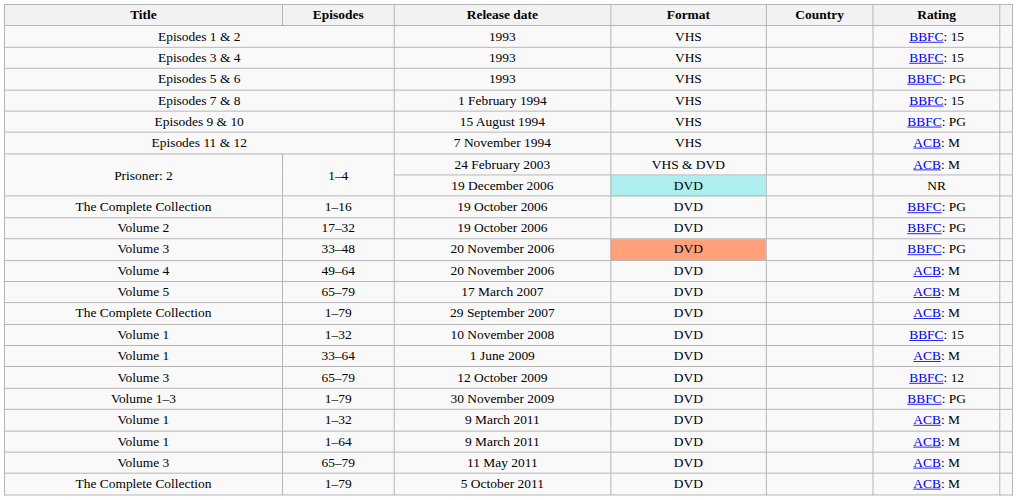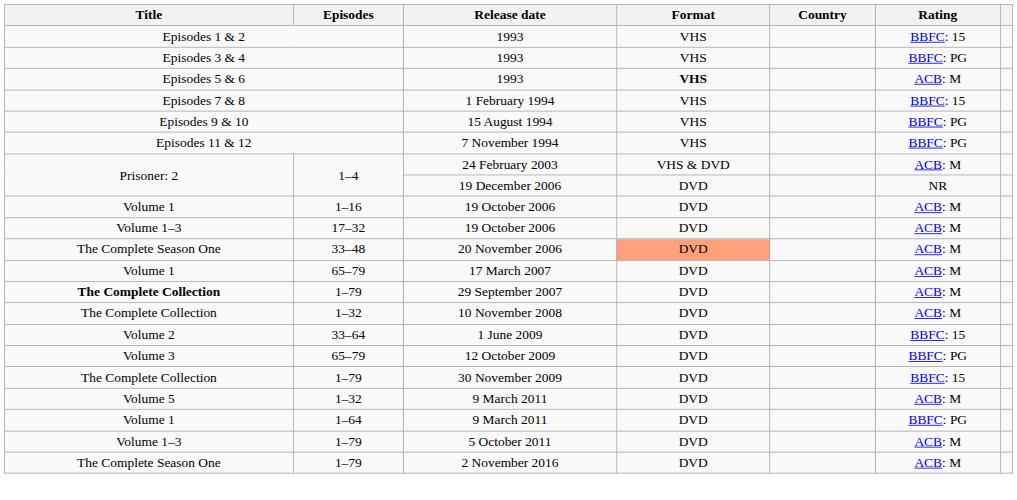(937, 57) BBFC: 15 -> (938, 57) BBFC: PG
(688, 79) normal -> (693, 79) bold
(937, 79) BBFC: PG -> (938, 79) ACB: M
(937, 143) ACB: M -> (938, 143) BBFC: PG
(688, 185) paleturquoise background -> (693, 185) no background
(143, 206) The Complete Collection -> (149, 206) Volume 1
(937, 206) BBFC: PG -> (938, 206) ACB: M
(143, 228) Volume 2 -> (149, 228) Volume 1–3
(937, 228) BBFC: PG -> (938, 228) ACB: M
(143, 249) Volume 3 -> (149, 249) The Complete Season One
(937, 249) BBFC: PG -> (938, 249) ACB: M
- row: (338, 270)
(143, 292) Volume 5 -> (149, 270) Volume 1
(143, 313) normal -> (149, 292) bold
(143, 334) Volume 1 -> (149, 313) The Complete Collection
(937, 334) BBFC: 15 -> (938, 313) ACB: M
(143, 356) Volume 1 -> (149, 334) Volume 2
(937, 356) ACB: M -> (938, 334) BBFC: 15
(937, 377) BBFC: 12 -> (938, 356) BBFC: PG
(143, 398) Volume 1–3 -> (149, 377) The Complete Collection
(937, 398) BBFC: PG -> (938, 377) BBFC: 15
(143, 420) Volume 1 -> (149, 398) Volume 5
(937, 441) ACB: M -> (938, 420) BBFC: PG
- row: (338, 462)
(143, 484) The Complete Collection -> (149, 441) Volume 1–3
+ row: (348, 462)
